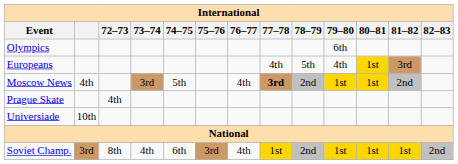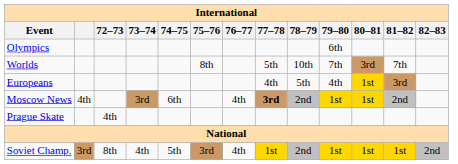+ row: (22, 64)
(179, 82) 5th -> (174, 99) 6th
- row: (33, 116)
(179, 151) 6th -> (174, 151) 5th
